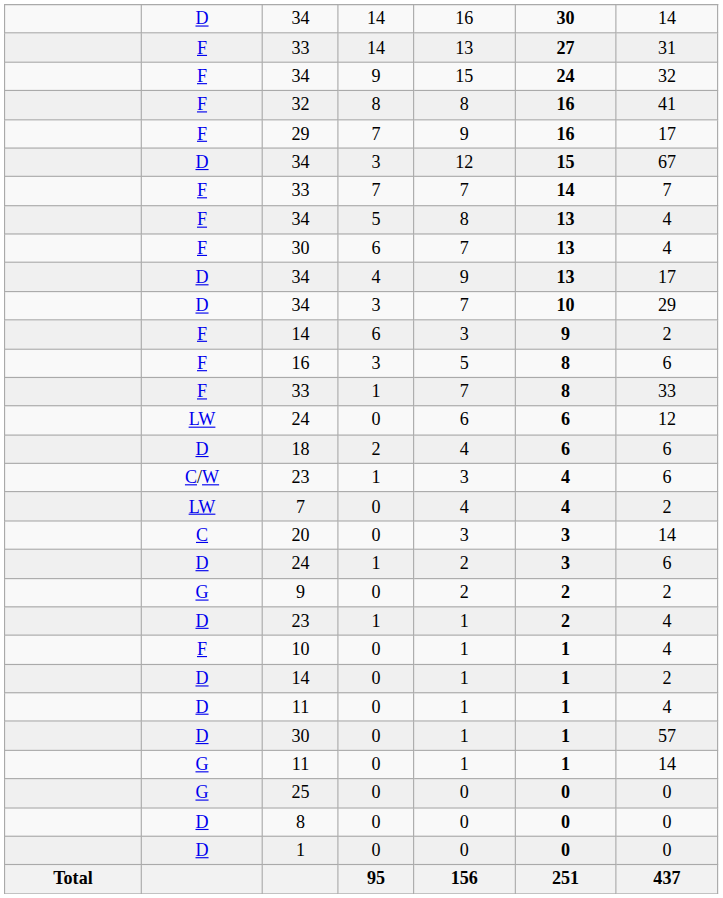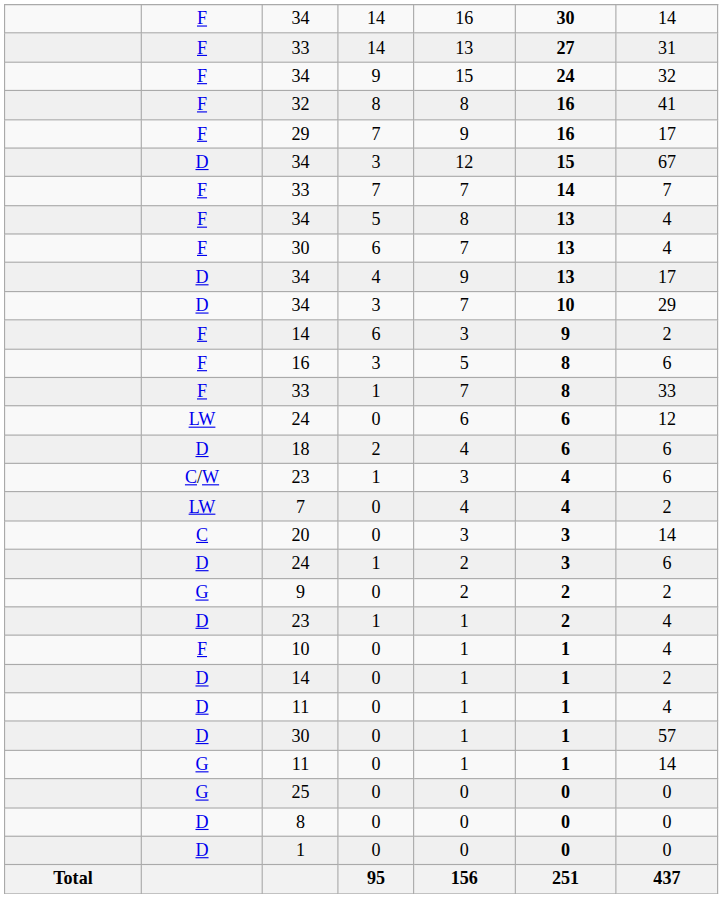(202, 18) D -> (202, 18) F
